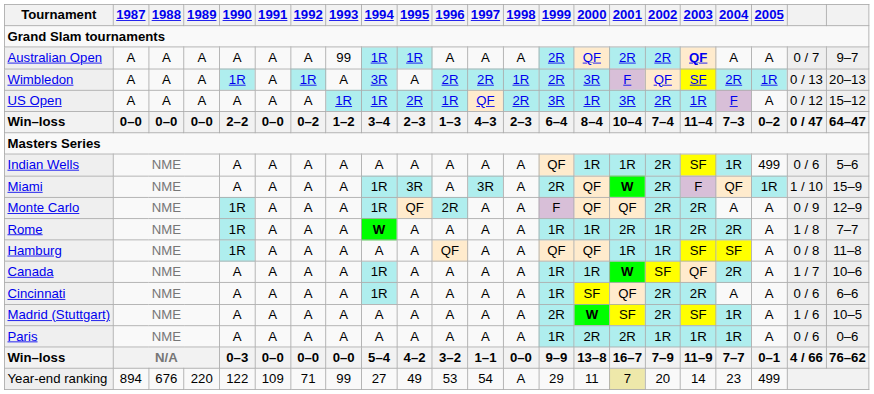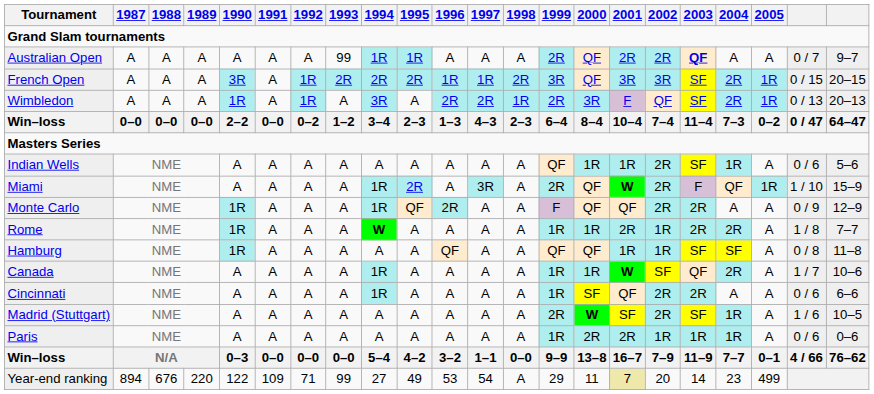+ row: (46, 78)
- row: (35, 100)
(769, 164) 499 -> (769, 164) A
(415, 185) 3R -> (415, 185) 2R
